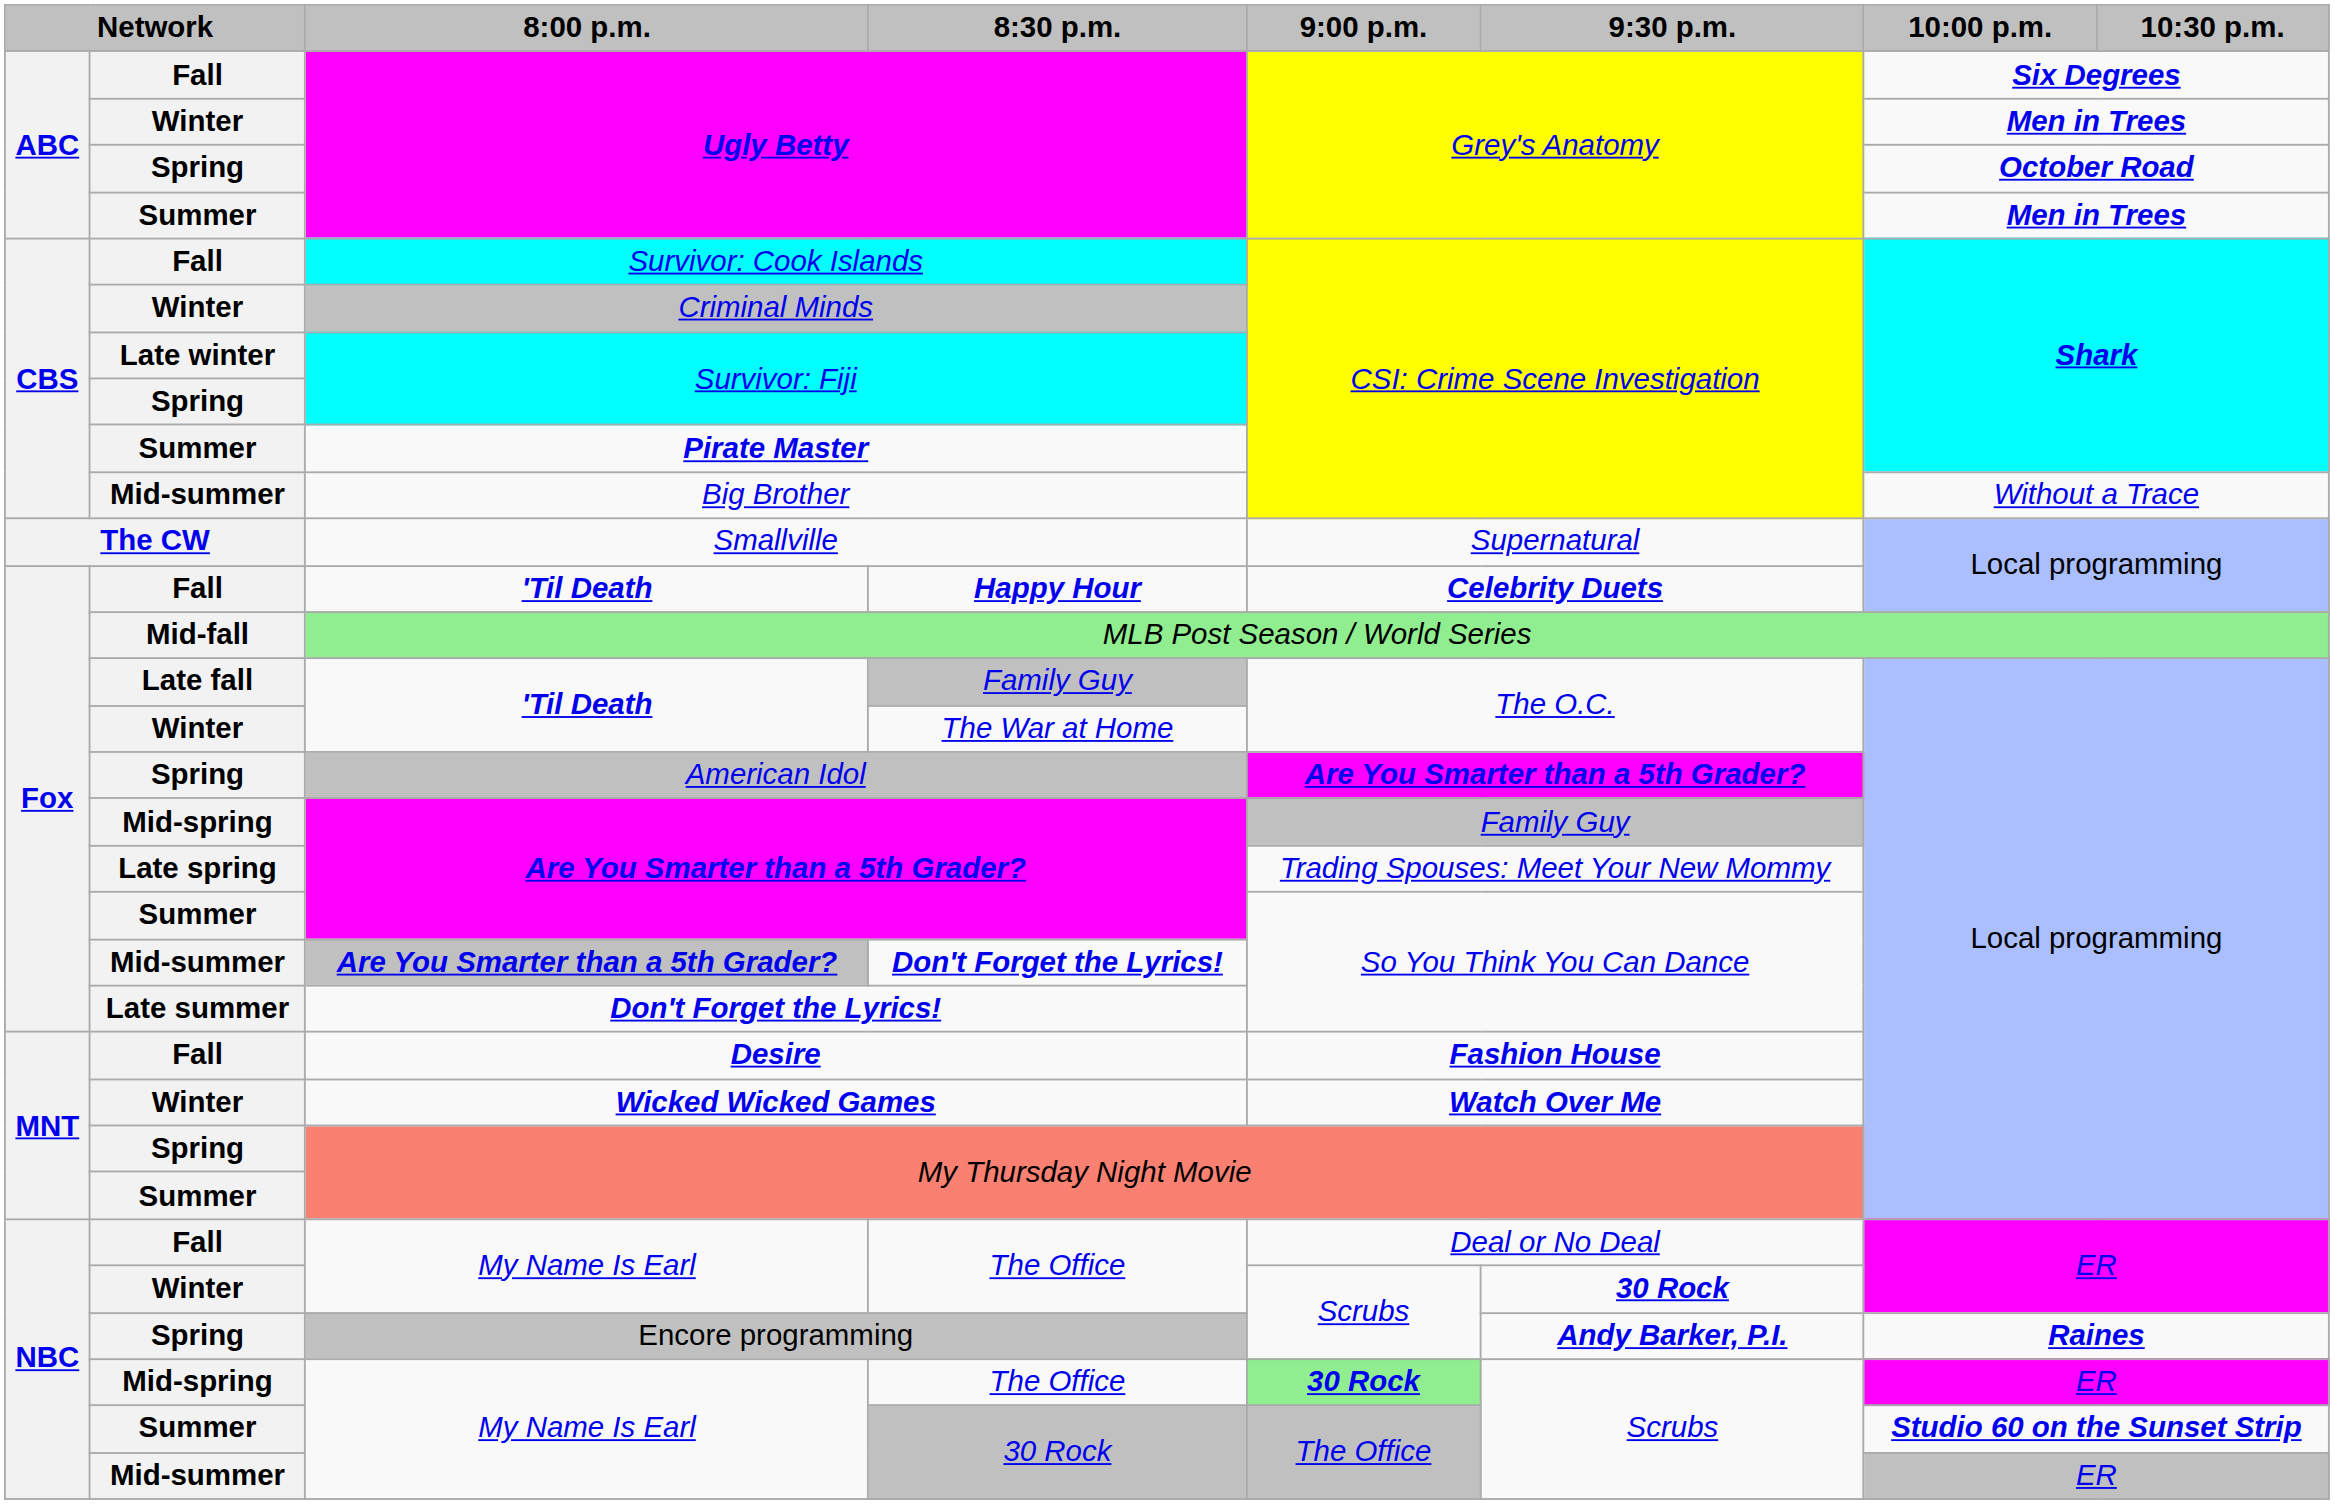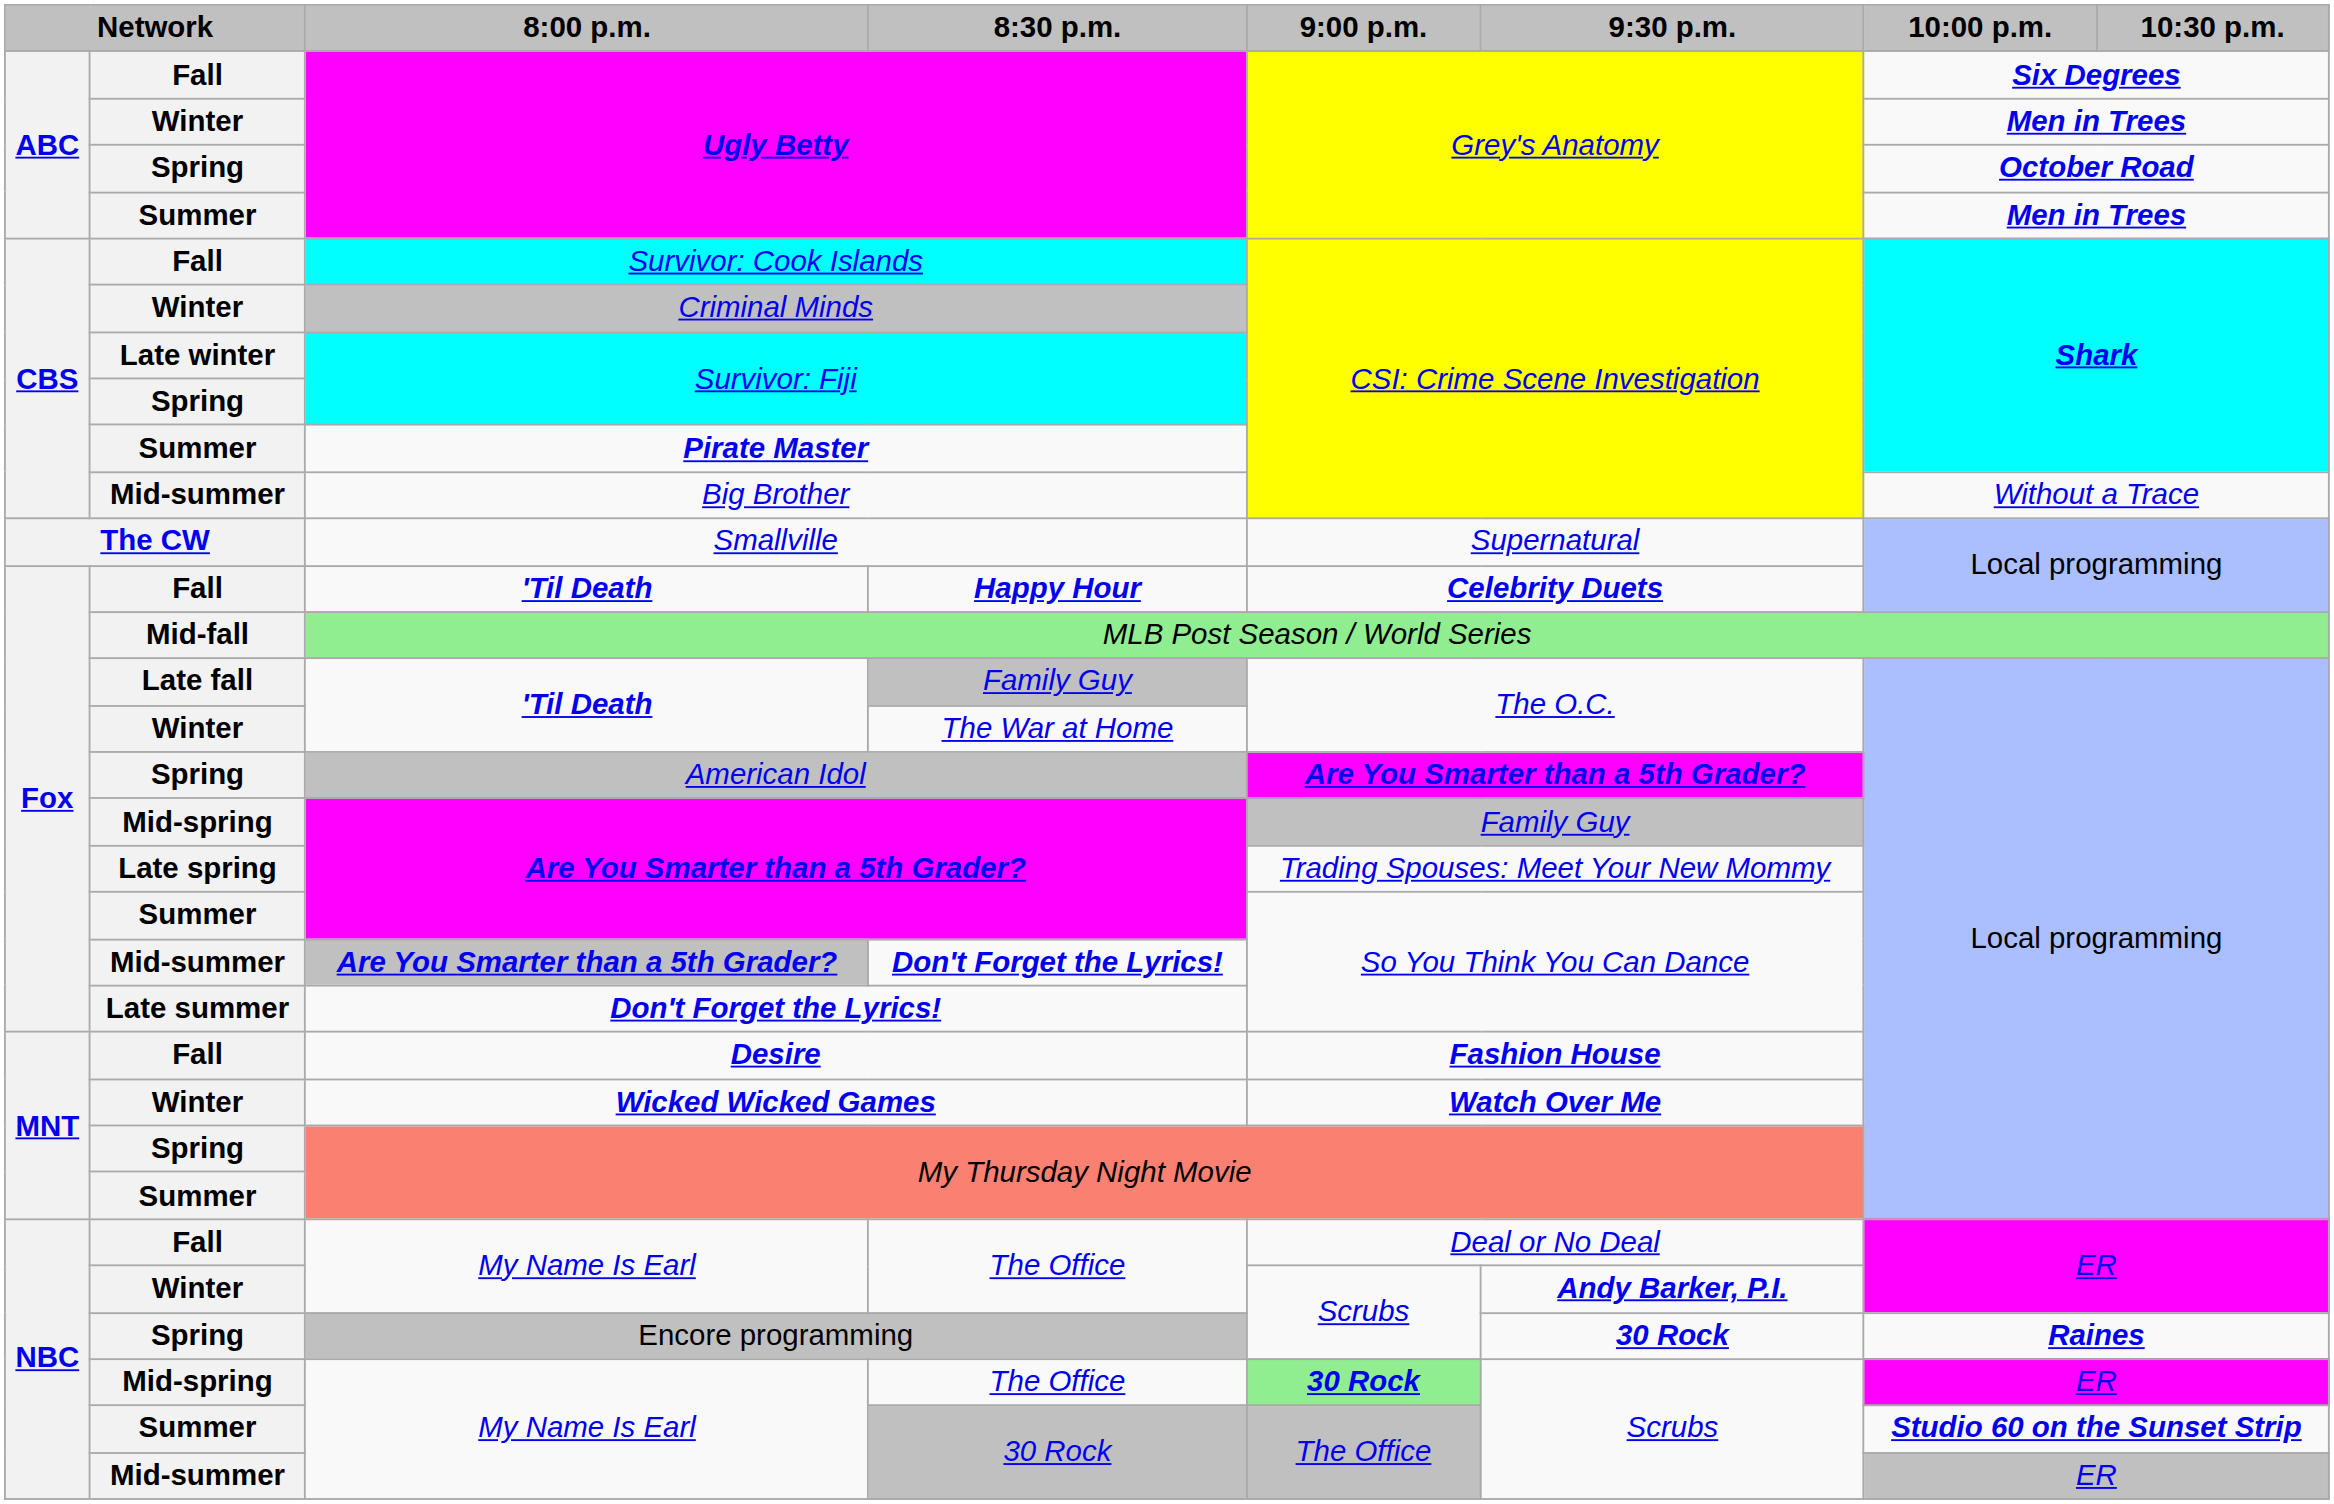(1672, 1288) 30 Rock -> (1672, 1288) Andy Barker, P.I.
(1672, 1335) Andy Barker, P.I. -> (1672, 1335) 30 Rock
